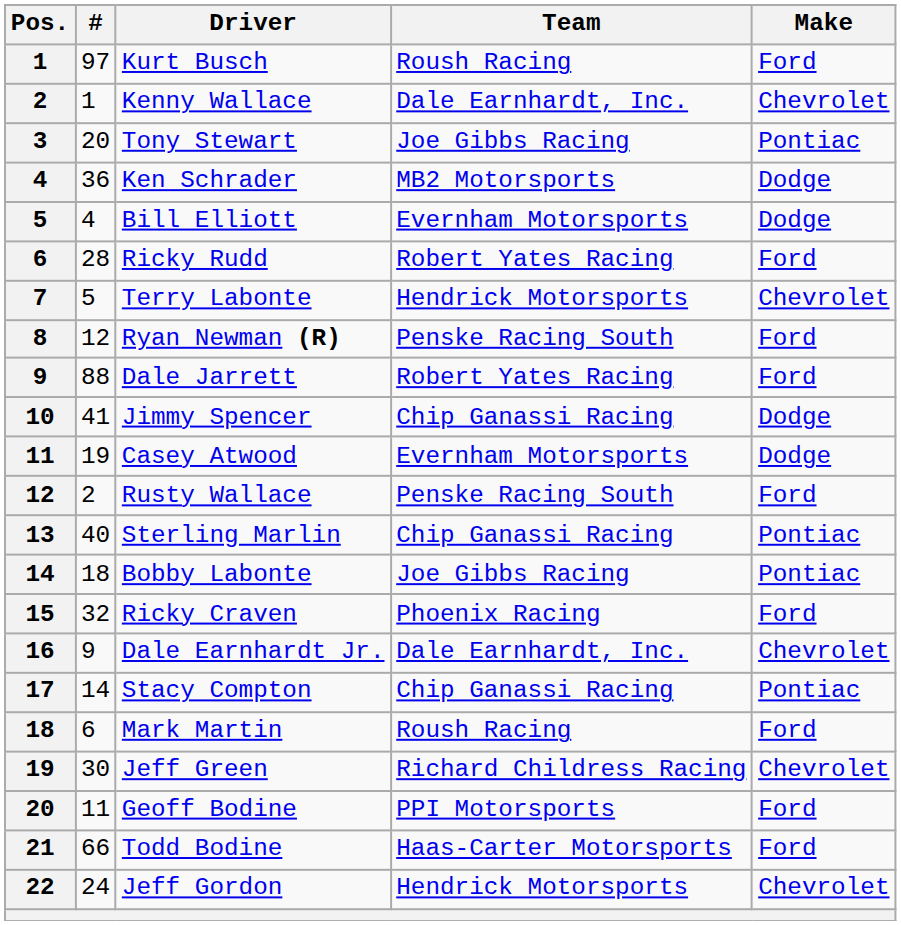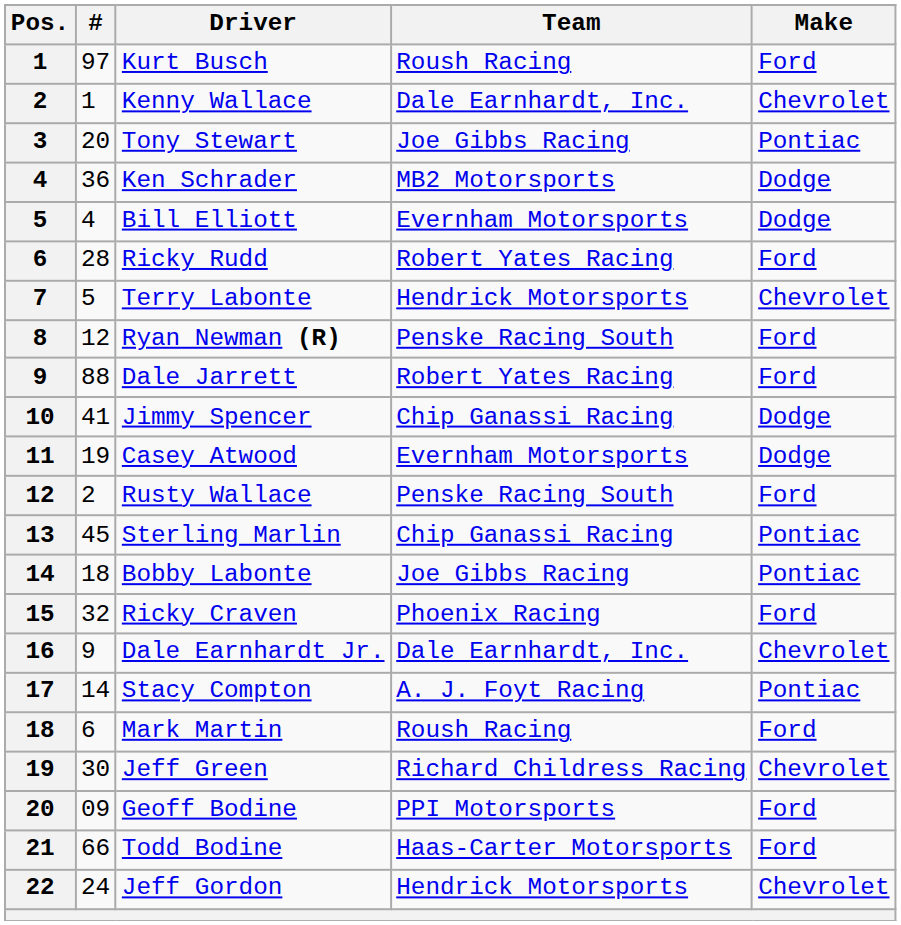(96, 536) 40 -> (96, 536) 45
(535, 693) Chip Ganassi Racing -> (520, 693) A. J. Foyt Racing
(96, 811) 11 -> (96, 811) 09
